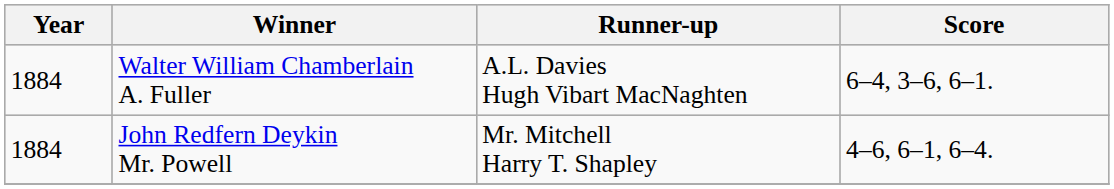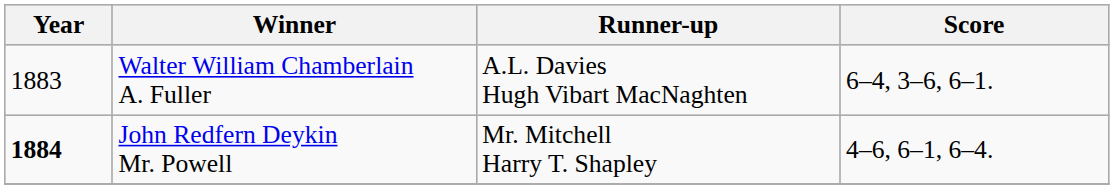(36, 79) 1884 -> (36, 79) 1883
(36, 149) normal -> (36, 149) bold
